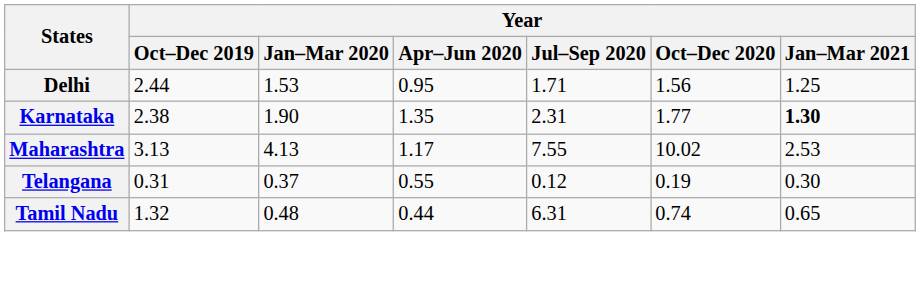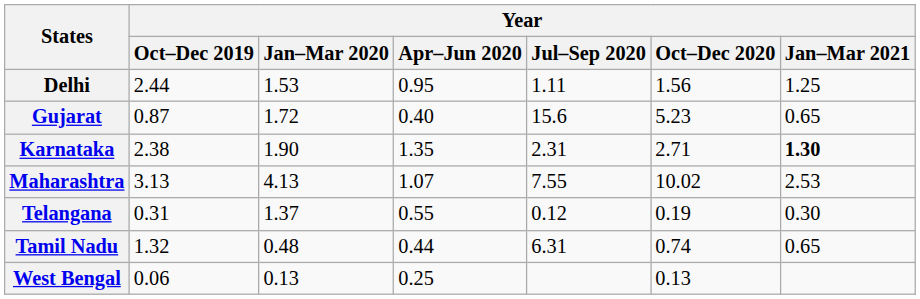(549, 85) 1.71 -> (549, 85) 1.11
+ row: (67, 117)
(673, 117) 1.77 -> (673, 149) 2.71
(416, 149) 1.17 -> (416, 181) 1.07
(281, 181) 0.37 -> (281, 213) 1.37
+ row: (67, 278)
